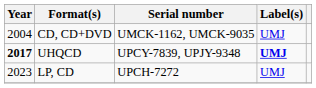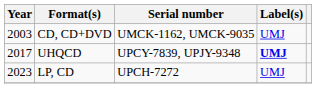(20, 33) 2004 -> (20, 33) 2003
(20, 53) bold -> (20, 53) normal
